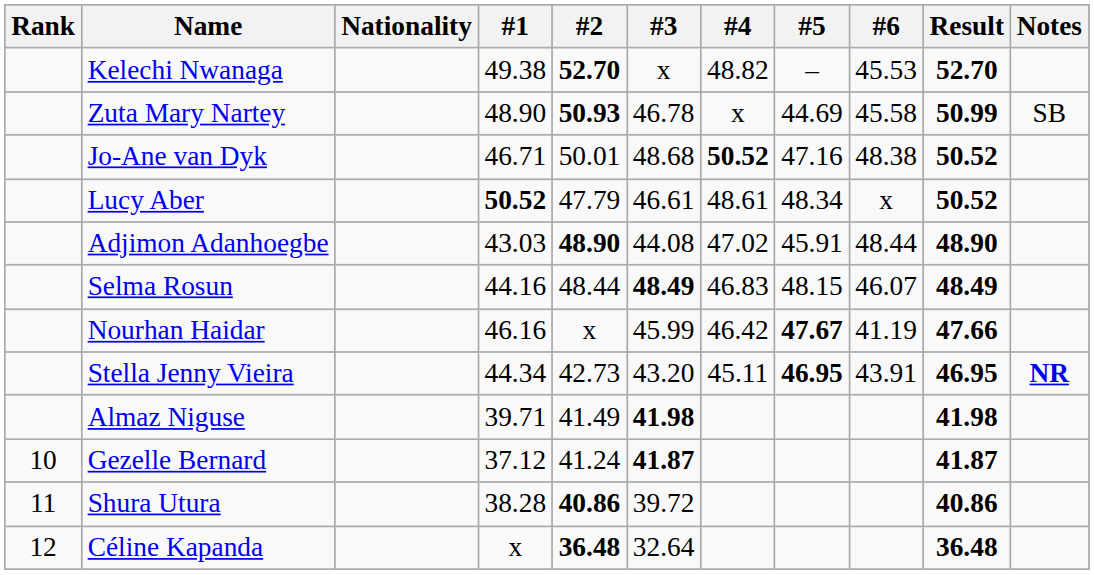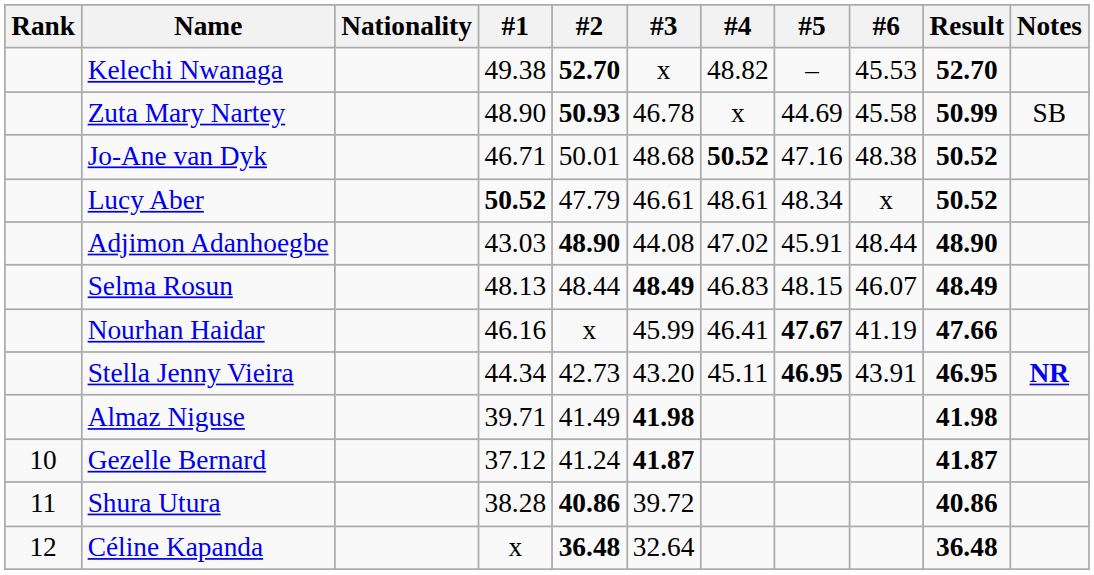(515, 286) 44.16 -> (515, 286) 48.13
(738, 329) 46.42 -> (738, 329) 46.41
